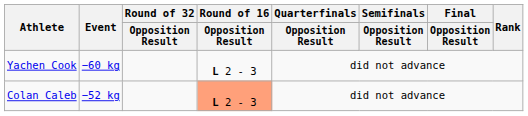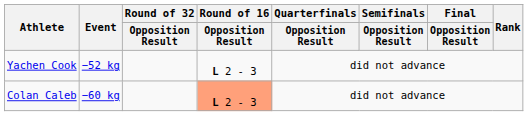(101, 65) −60 kg -> (101, 65) −52 kg
(101, 96) −52 kg -> (101, 96) −60 kg
